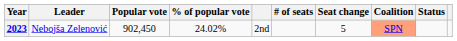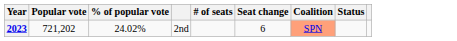- column: (69, 12)
(139, 28) 902,450 -> (59, 28) 721,202
(343, 28) 5 -> (263, 28) 6
